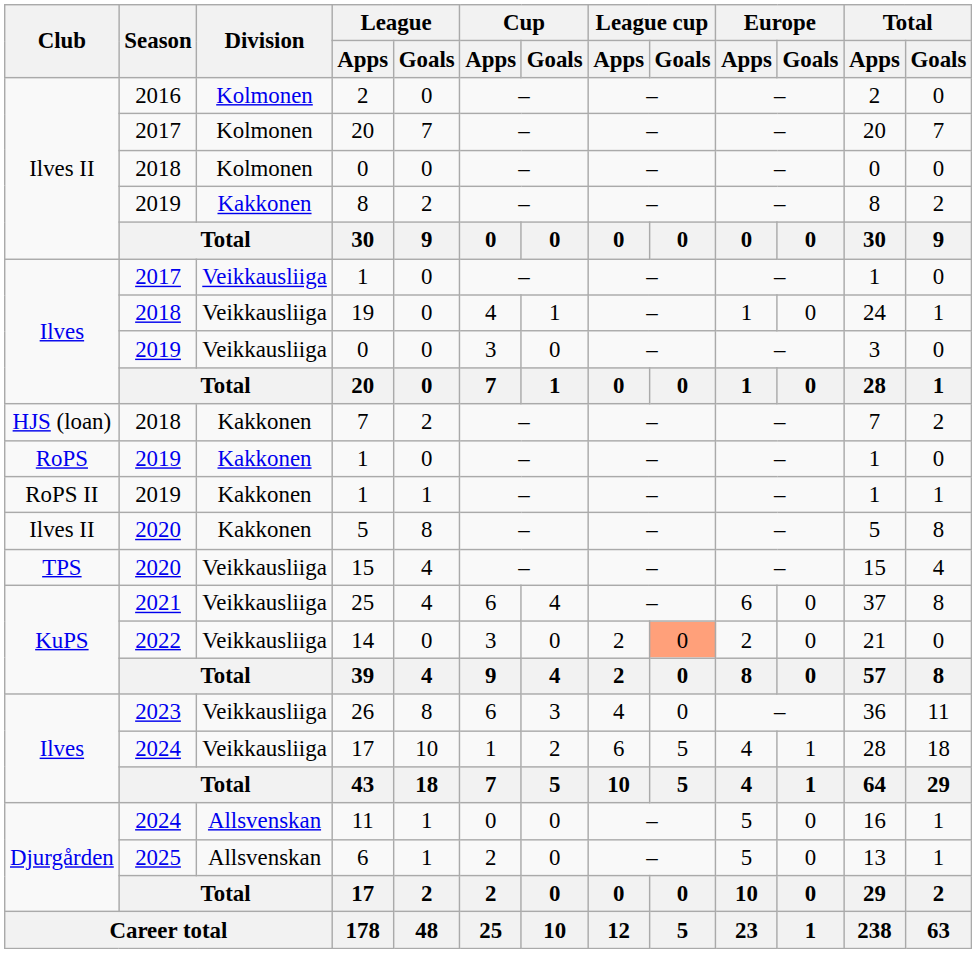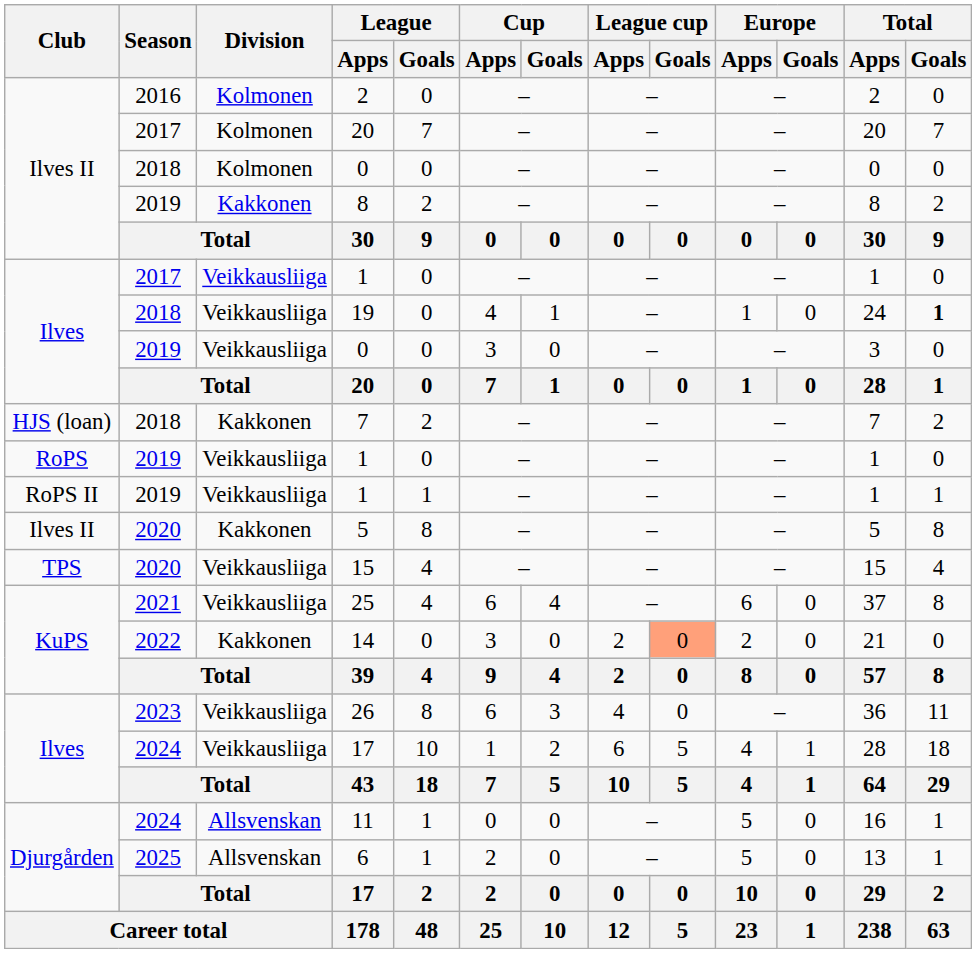(938, 312) normal -> (938, 312) bold
(265, 458) Kakkonen -> (265, 458) Veikkausliiga
(265, 494) Kakkonen -> (265, 494) Veikkausliiga
(265, 639) Veikkausliiga -> (265, 639) Kakkonen
